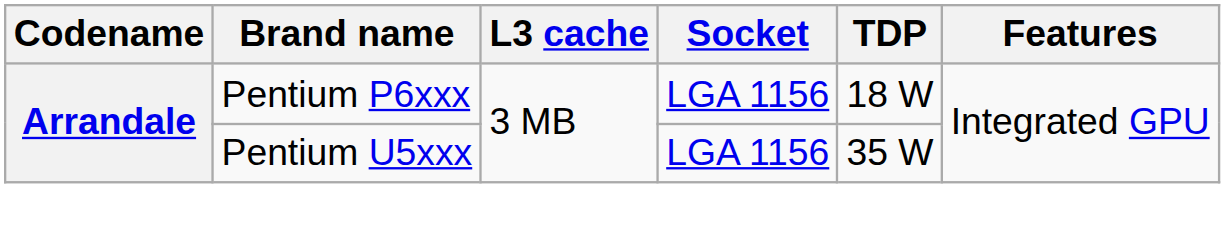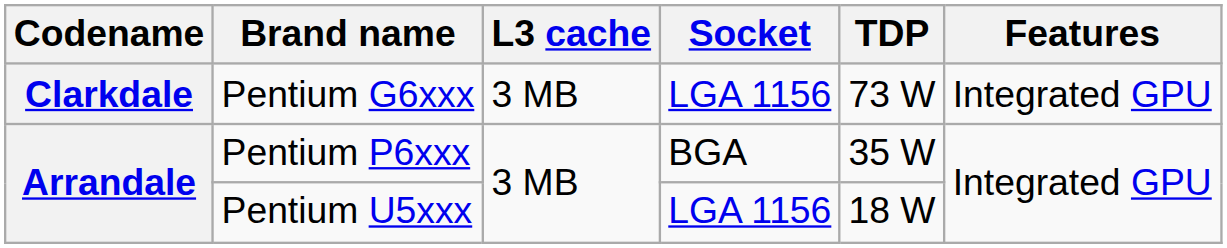+ row: (348, 93)
(748, 93) LGA 1156 -> (708, 152) BGA
(890, 93) 18 W -> (892, 152) 35 W
(890, 152) 35 W -> (892, 211) 18 W
